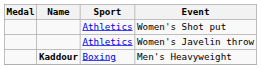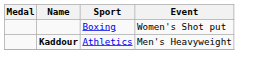(107, 27) Athletics -> (99, 27) Boxing
- row: (196, 42)
(99, 57) Boxing -> (107, 42) Athletics
